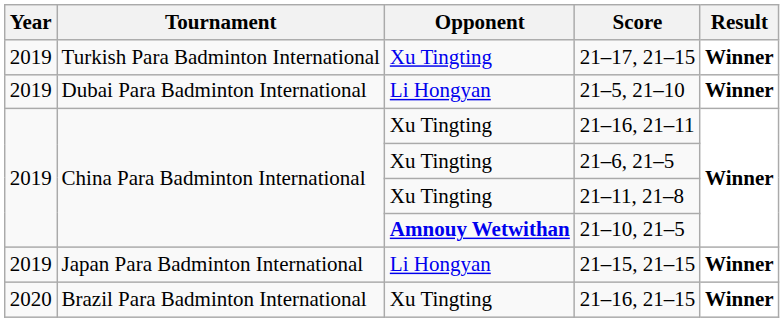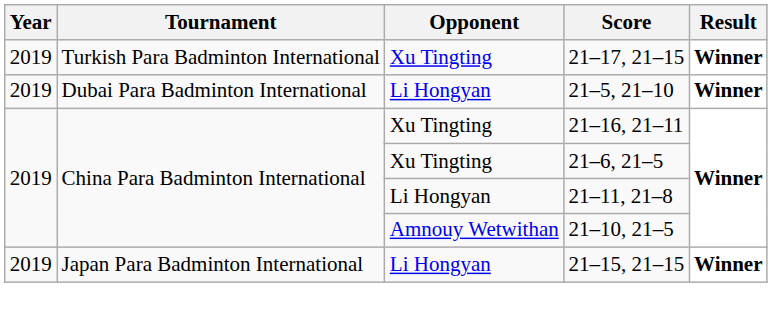(441, 195) Xu Tingting -> (440, 195) Li Hongyan
(480, 230) bold -> (474, 230) normal
- row: (637, 299)
